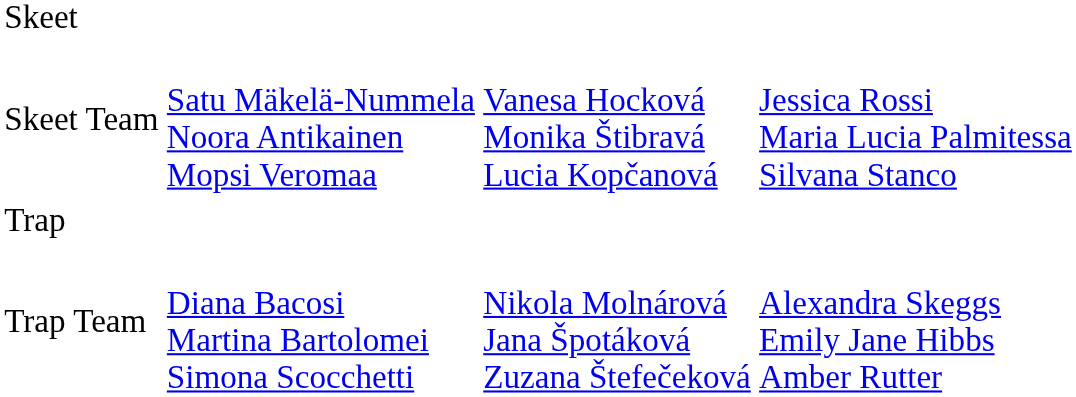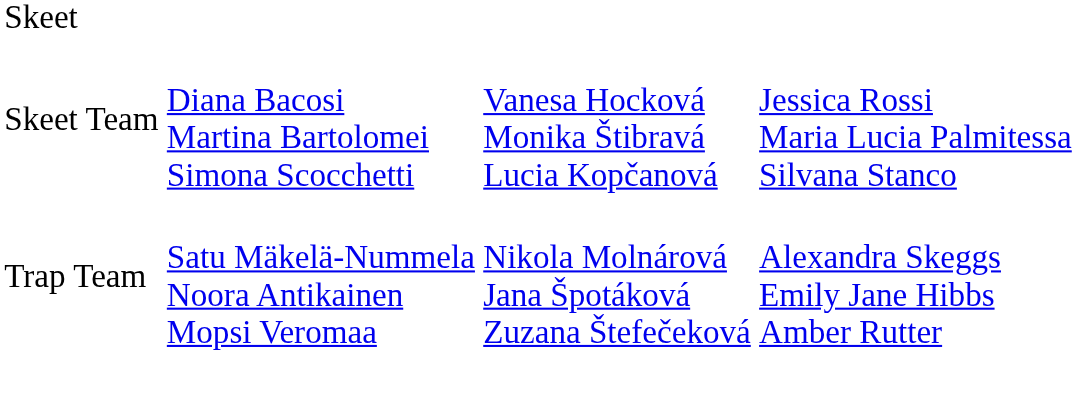(321, 137) Satu Mäkelä-Nummela Noora Antikainen Mopsi Veromaa -> (298, 137) Diana Bacosi Martina Bartolomei Simona Scocchetti
- row: (35, 220)
(298, 340) Diana Bacosi Martina Bartolomei Simona Scocchetti -> (321, 294) Satu Mäkelä-Nummela Noora Antikainen Mopsi Veromaa
